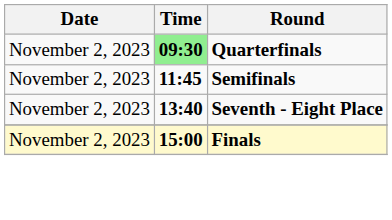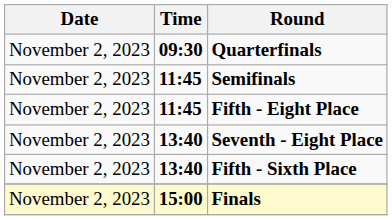(181, 49) lightgreen background -> (181, 49) no background
+ row: (285, 109)
+ row: (284, 169)
